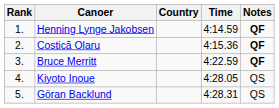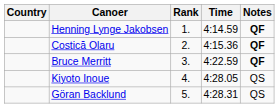columns swapped: (19, 12) <-> (179, 12)
